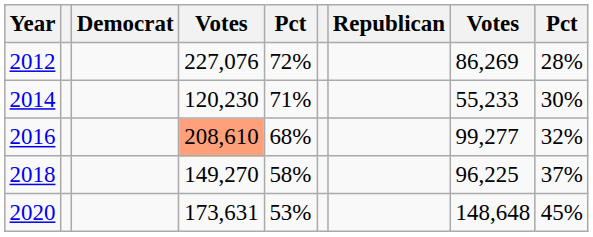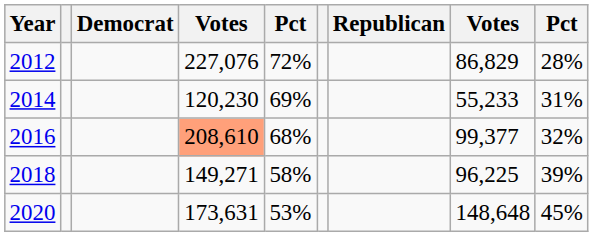(487, 61) 86,269 -> (487, 61) 86,829
(290, 99) 71% -> (290, 99) 69%
(562, 99) 30% -> (562, 99) 31%
(487, 136) 99,277 -> (487, 136) 99,377
(221, 174) 149,270 -> (221, 174) 149,271
(562, 174) 37% -> (562, 174) 39%
